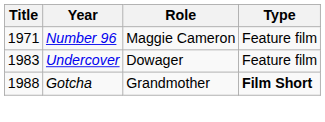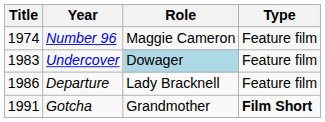(24, 38) 1971 -> (24, 38) 1974
(155, 60) no background -> (155, 60) lightblue background
+ row: (78, 83)
(24, 83) 1988 -> (24, 106) 1991
